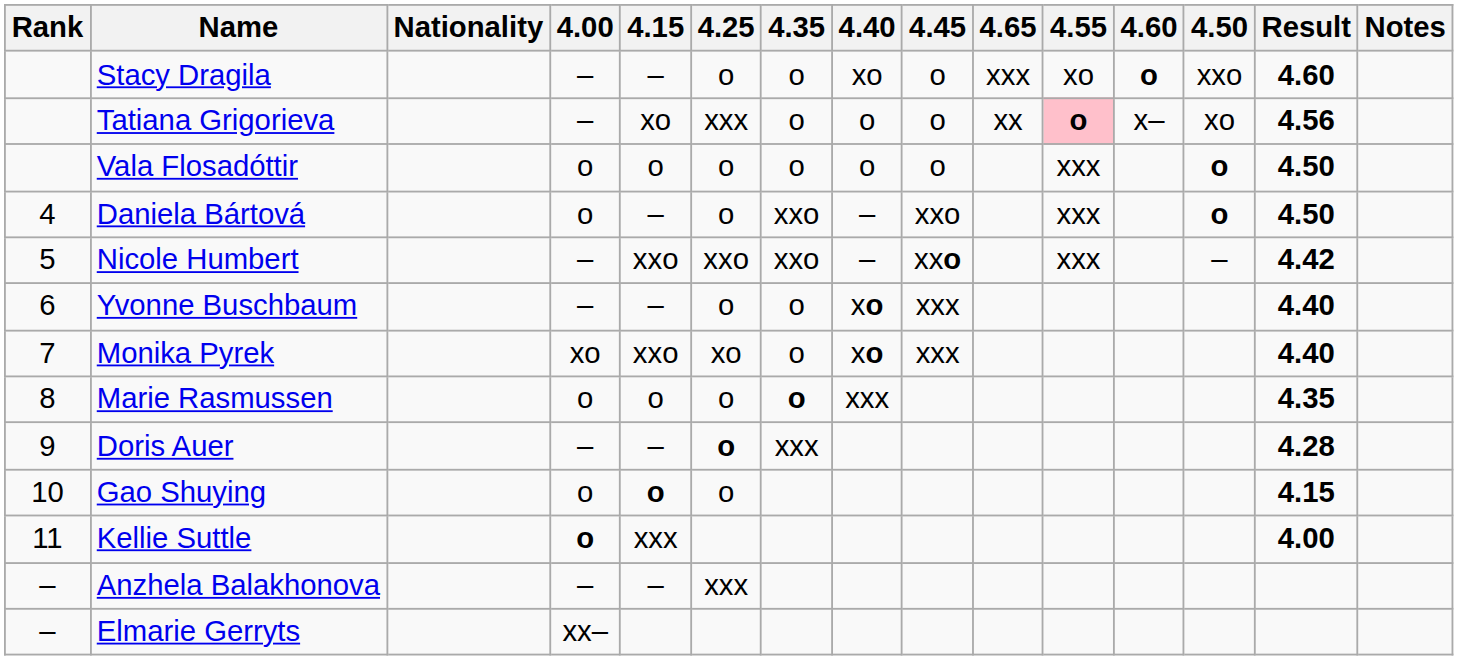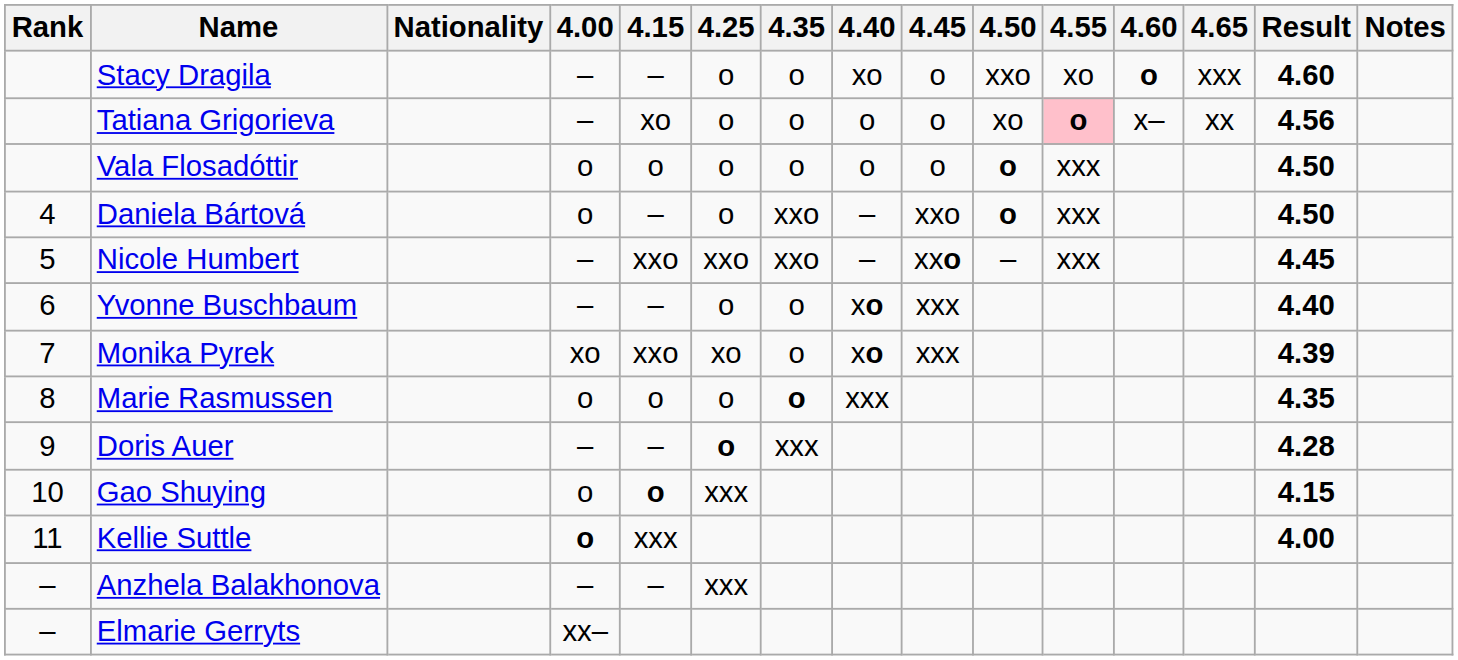columns swapped: (1220, 27) <-> (1008, 27)
(726, 120) xxx -> (726, 120) o
(1306, 259) 4.42 -> (1306, 259) 4.45
(1306, 352) 4.40 -> (1306, 352) 4.39
(726, 492) o -> (726, 492) xxx
